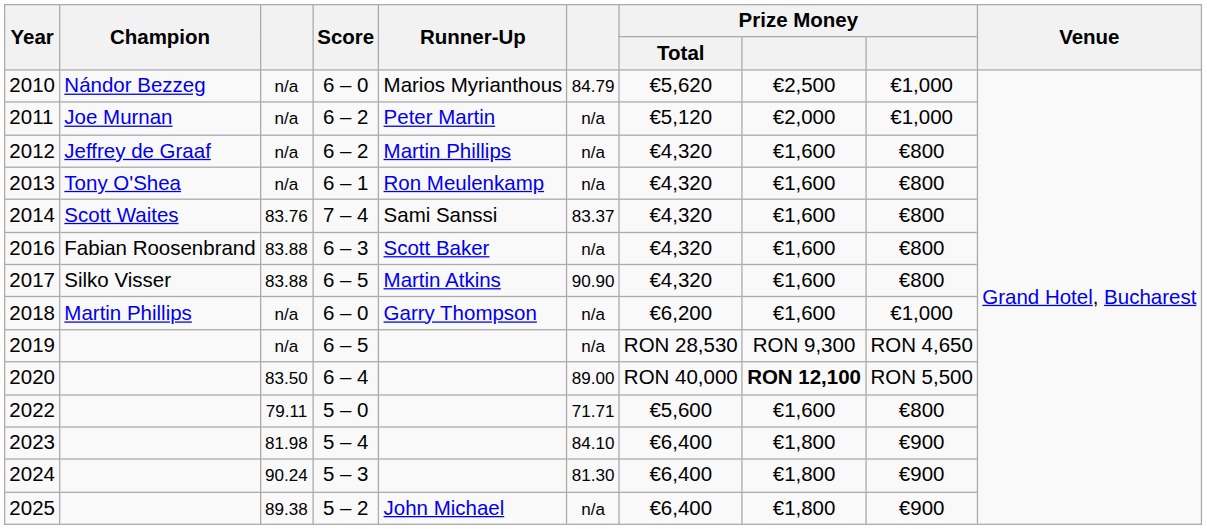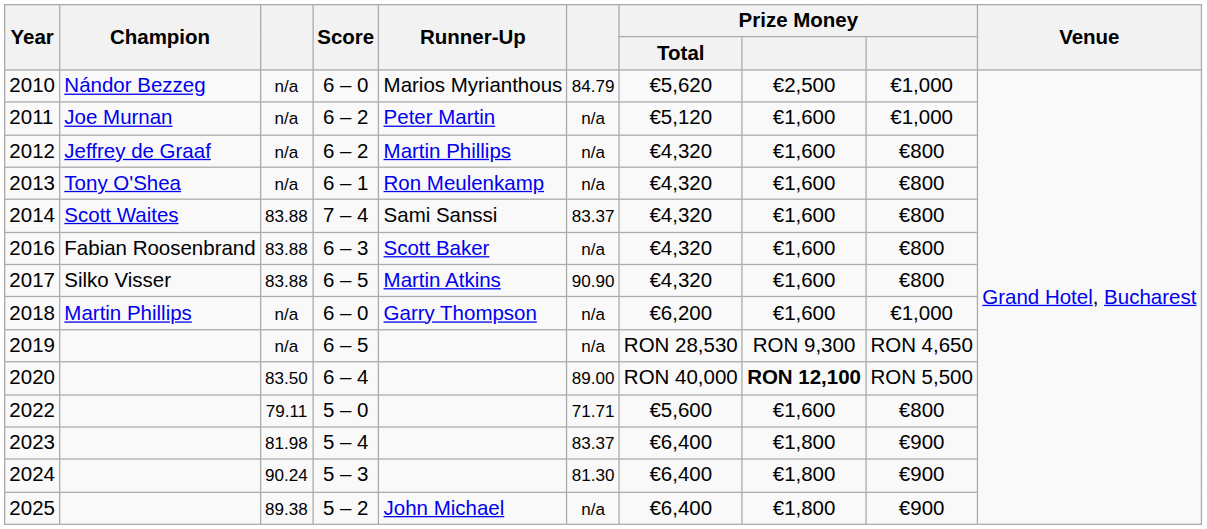(804, 118) €2,000 -> (804, 118) €1,600
(286, 216) 83.76 -> (286, 216) 83.88
(593, 444) 84.10 -> (593, 444) 83.37
